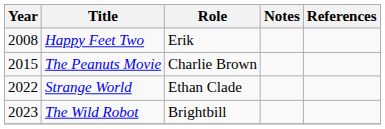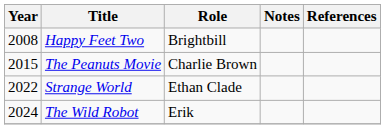(181, 40) Erik -> (197, 40) Brightbill
(23, 111) 2023 -> (23, 111) 2024
(197, 111) Brightbill -> (181, 111) Erik
